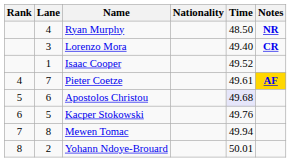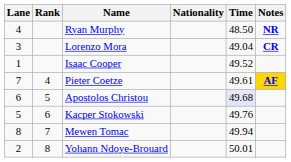columns swapped: (19, 13) <-> (48, 13)
(241, 47) 49.40 -> (241, 47) 49.04
